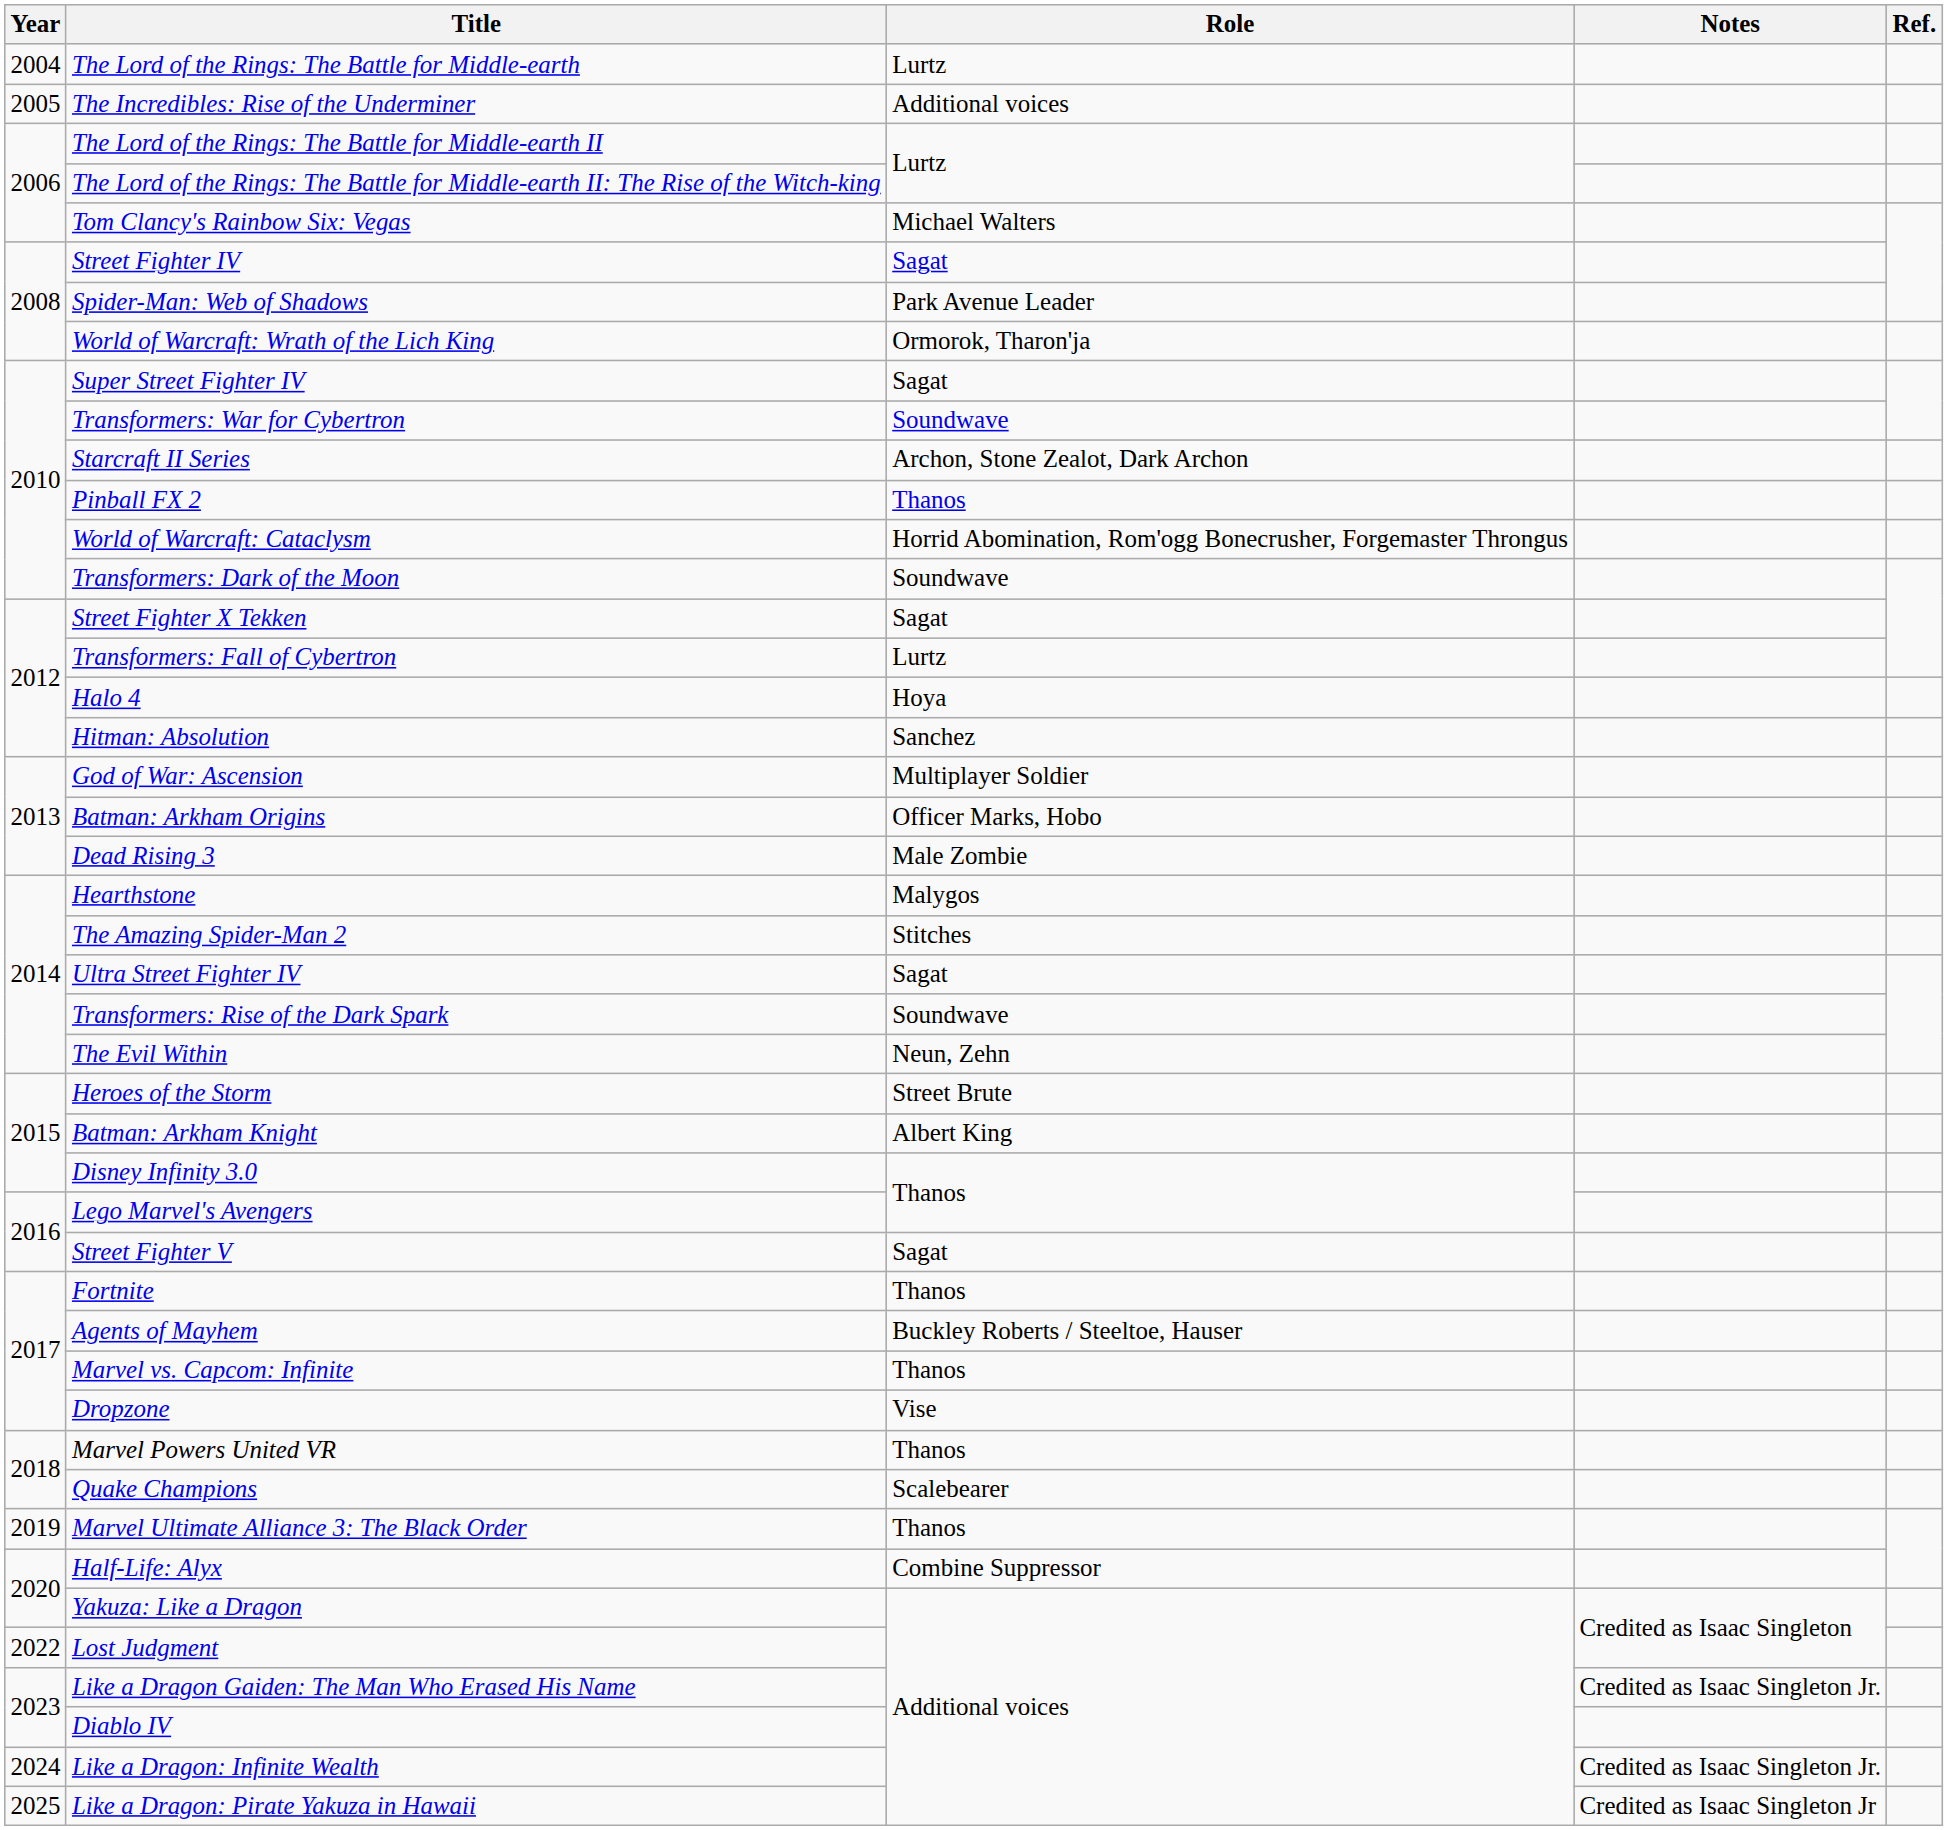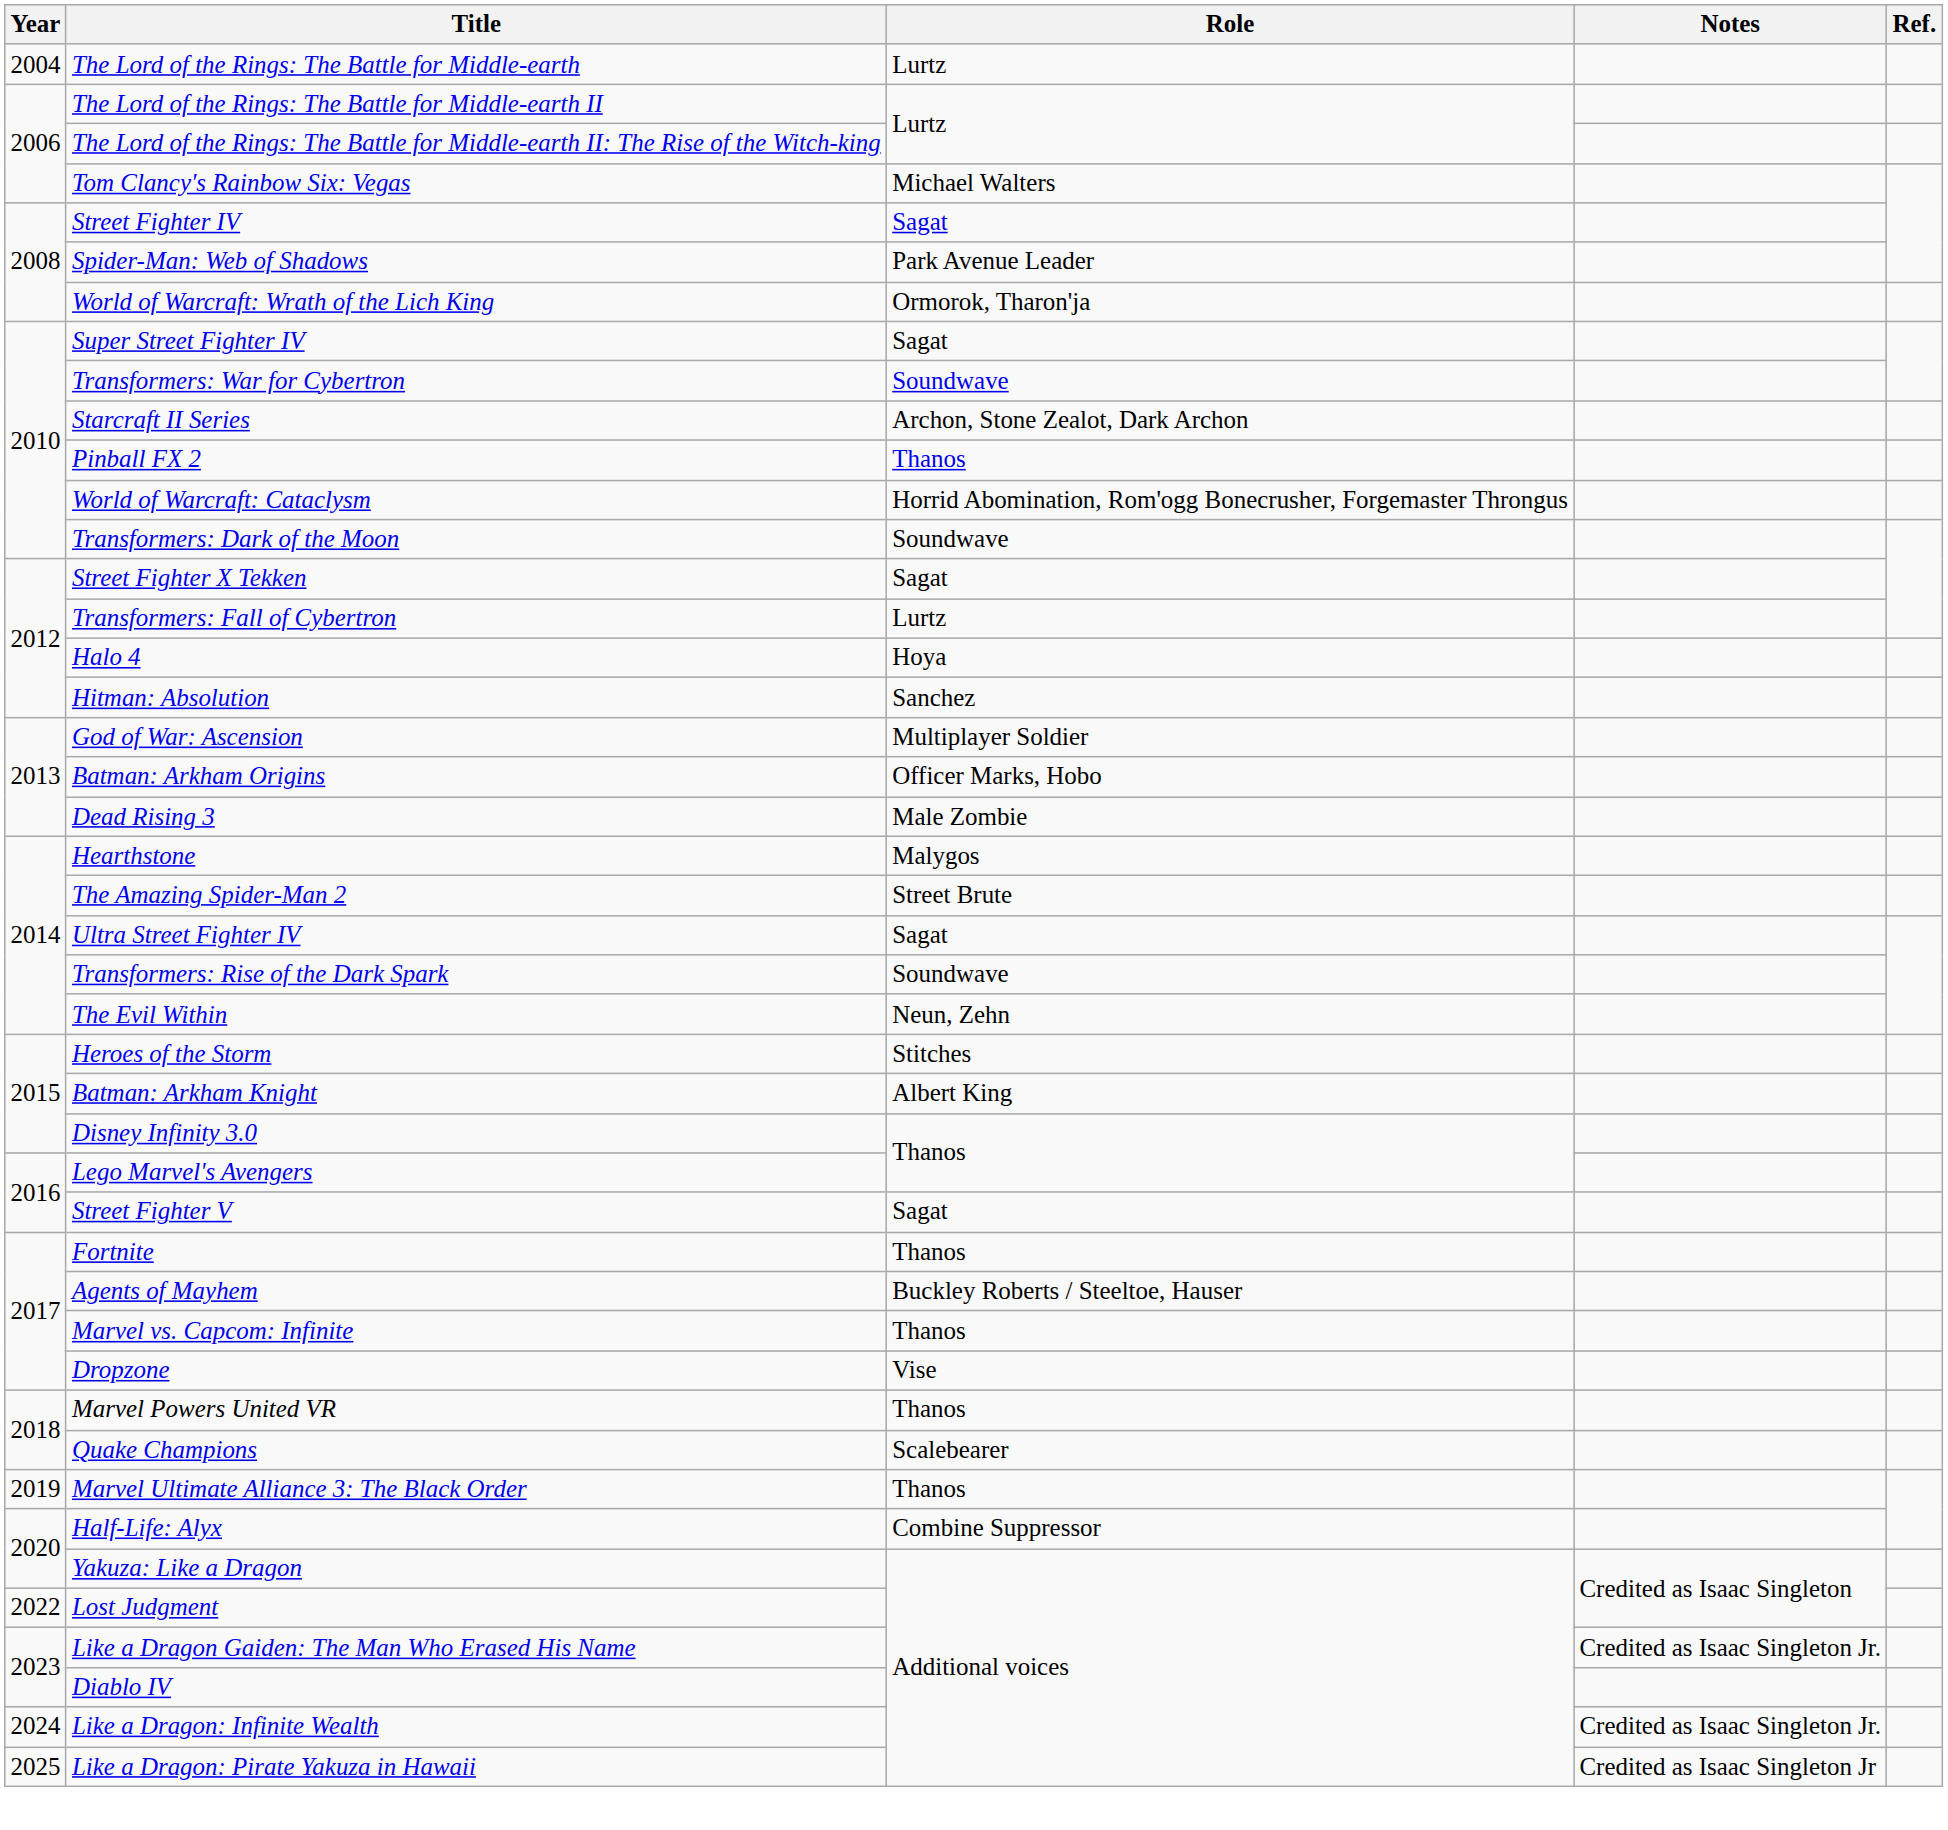- row: (274, 103)
(932, 934) Stitches -> (952, 895) Street Brute
(952, 1093) Street Brute -> (932, 1053) Stitches
